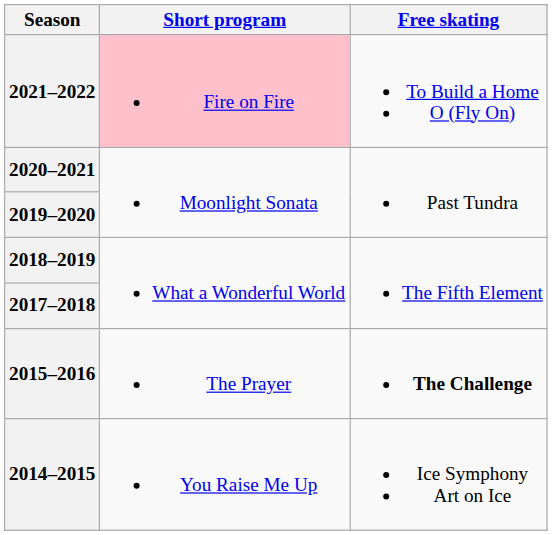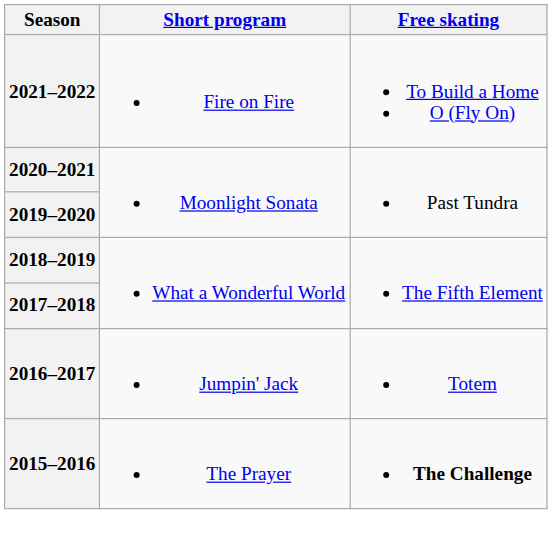(225, 102) pink background -> (225, 102) no background
+ row: (52, 373)
- row: (52, 474)
